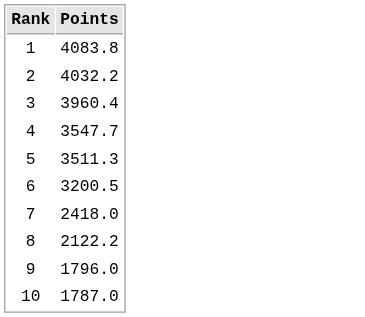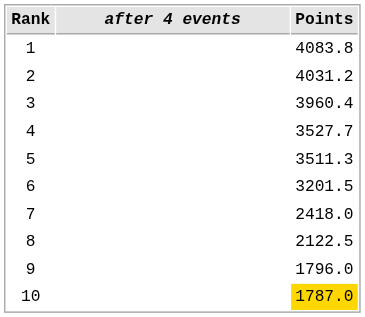+ column: (173, 20)
(89, 77) 4032.2 -> (324, 77) 4031.2
(89, 132) 3547.7 -> (324, 132) 3527.7
(89, 187) 3200.5 -> (324, 187) 3201.5
(89, 242) 2122.2 -> (324, 242) 2122.5
(89, 297) no background -> (324, 297) gold background
